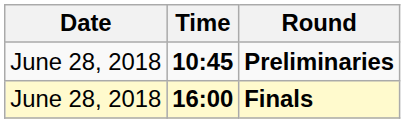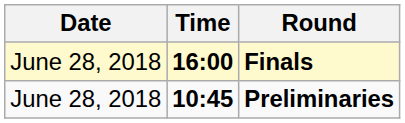rows swapped: (319, 61) <-> (279, 99)
